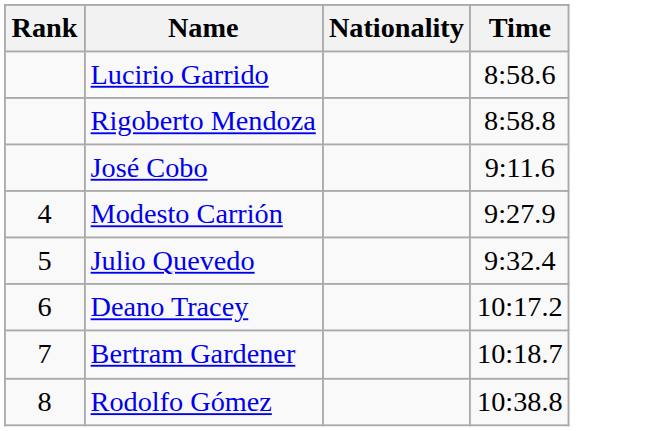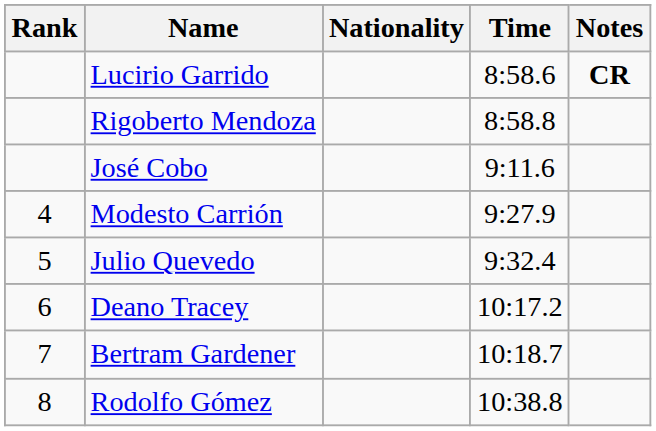+ column: (609, 27)
